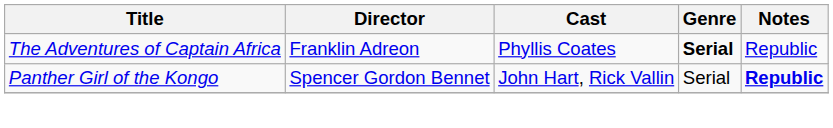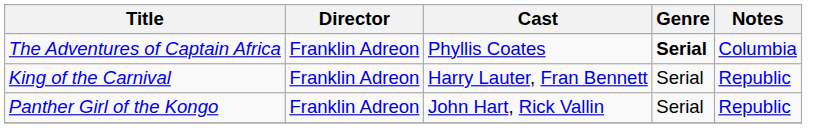(781, 48) Republic -> (758, 48) Columbia
+ row: (90, 78)
(390, 78) Spencer Gordon Bennet -> (354, 107) Franklin Adreon
(784, 78) bold -> (755, 107) normal
